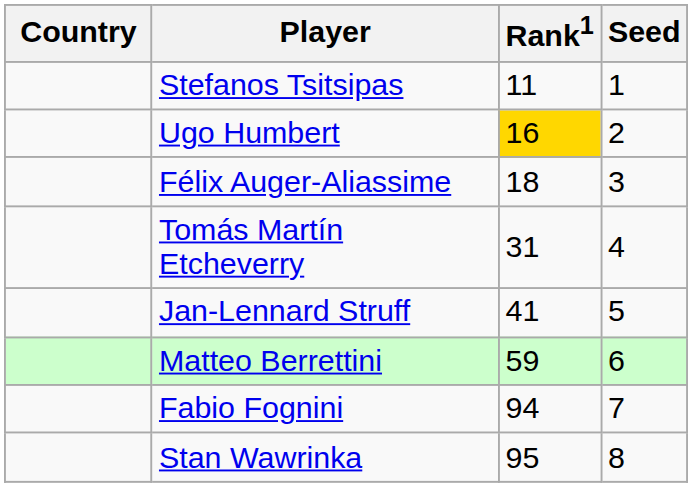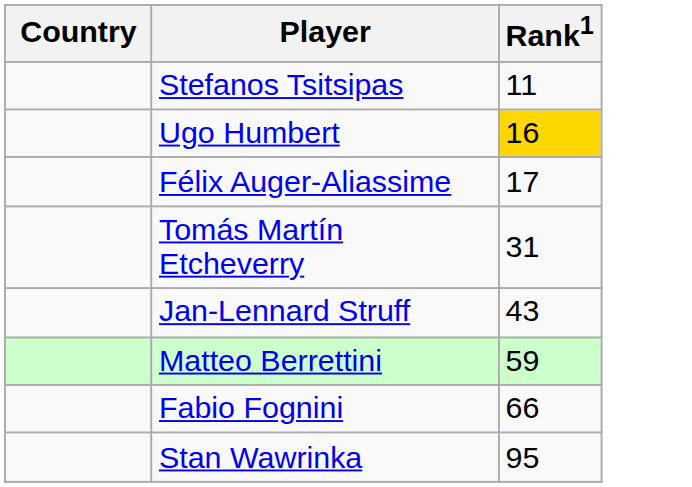- column: (644, 32)
(522, 181) 18 -> (522, 181) 17
(522, 312) 41 -> (522, 312) 43
(522, 408) 94 -> (522, 408) 66
